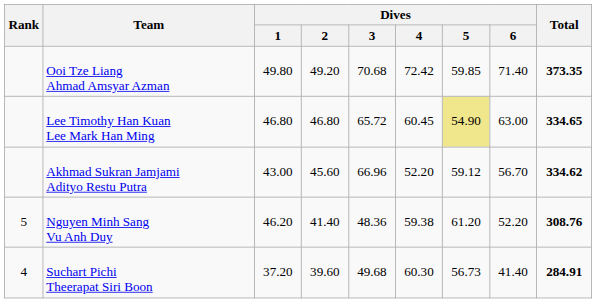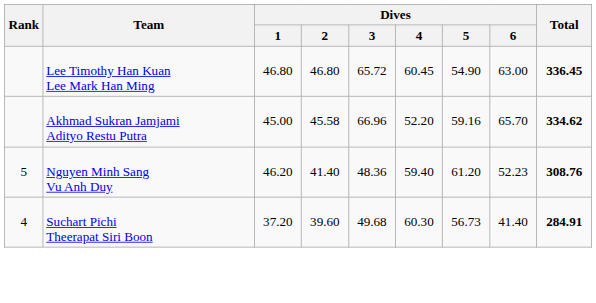- row: (108, 78)
(466, 121) khaki background -> (466, 71) no background
(564, 121) 334.65 -> (564, 71) 336.45
(278, 171) 43.00 -> (278, 121) 45.00
(325, 171) 45.60 -> (325, 121) 45.58
(466, 171) 59.12 -> (466, 121) 59.16
(513, 171) 56.70 -> (513, 121) 65.70
(419, 222) 59.38 -> (419, 171) 59.40
(513, 222) 52.20 -> (513, 171) 52.23
